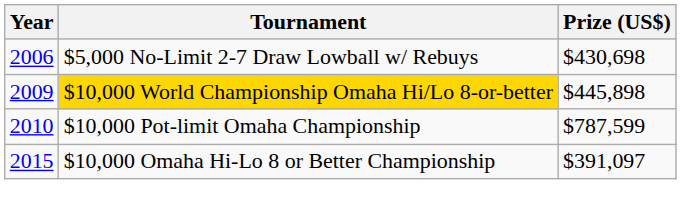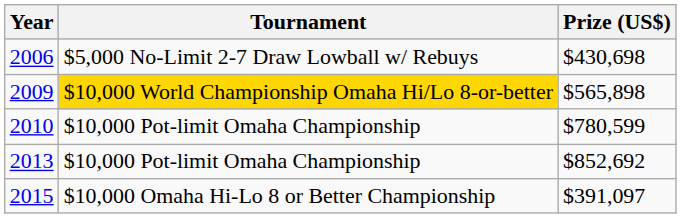(604, 91) $445,898 -> (604, 91) $565,898
(604, 126) $787,599 -> (604, 126) $780,599
+ row: (32, 160)
